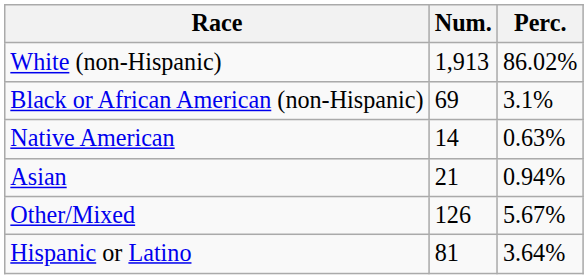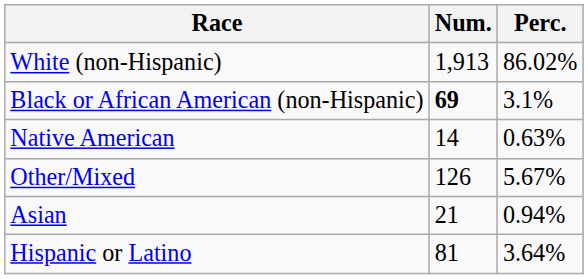(447, 100) normal -> (447, 100) bold
rows swapped: (39, 176) <-> (73, 215)
